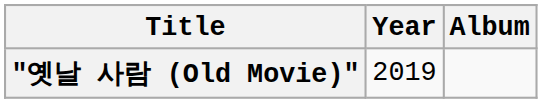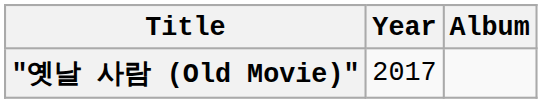(405, 74) 2019 -> (405, 74) 2017
